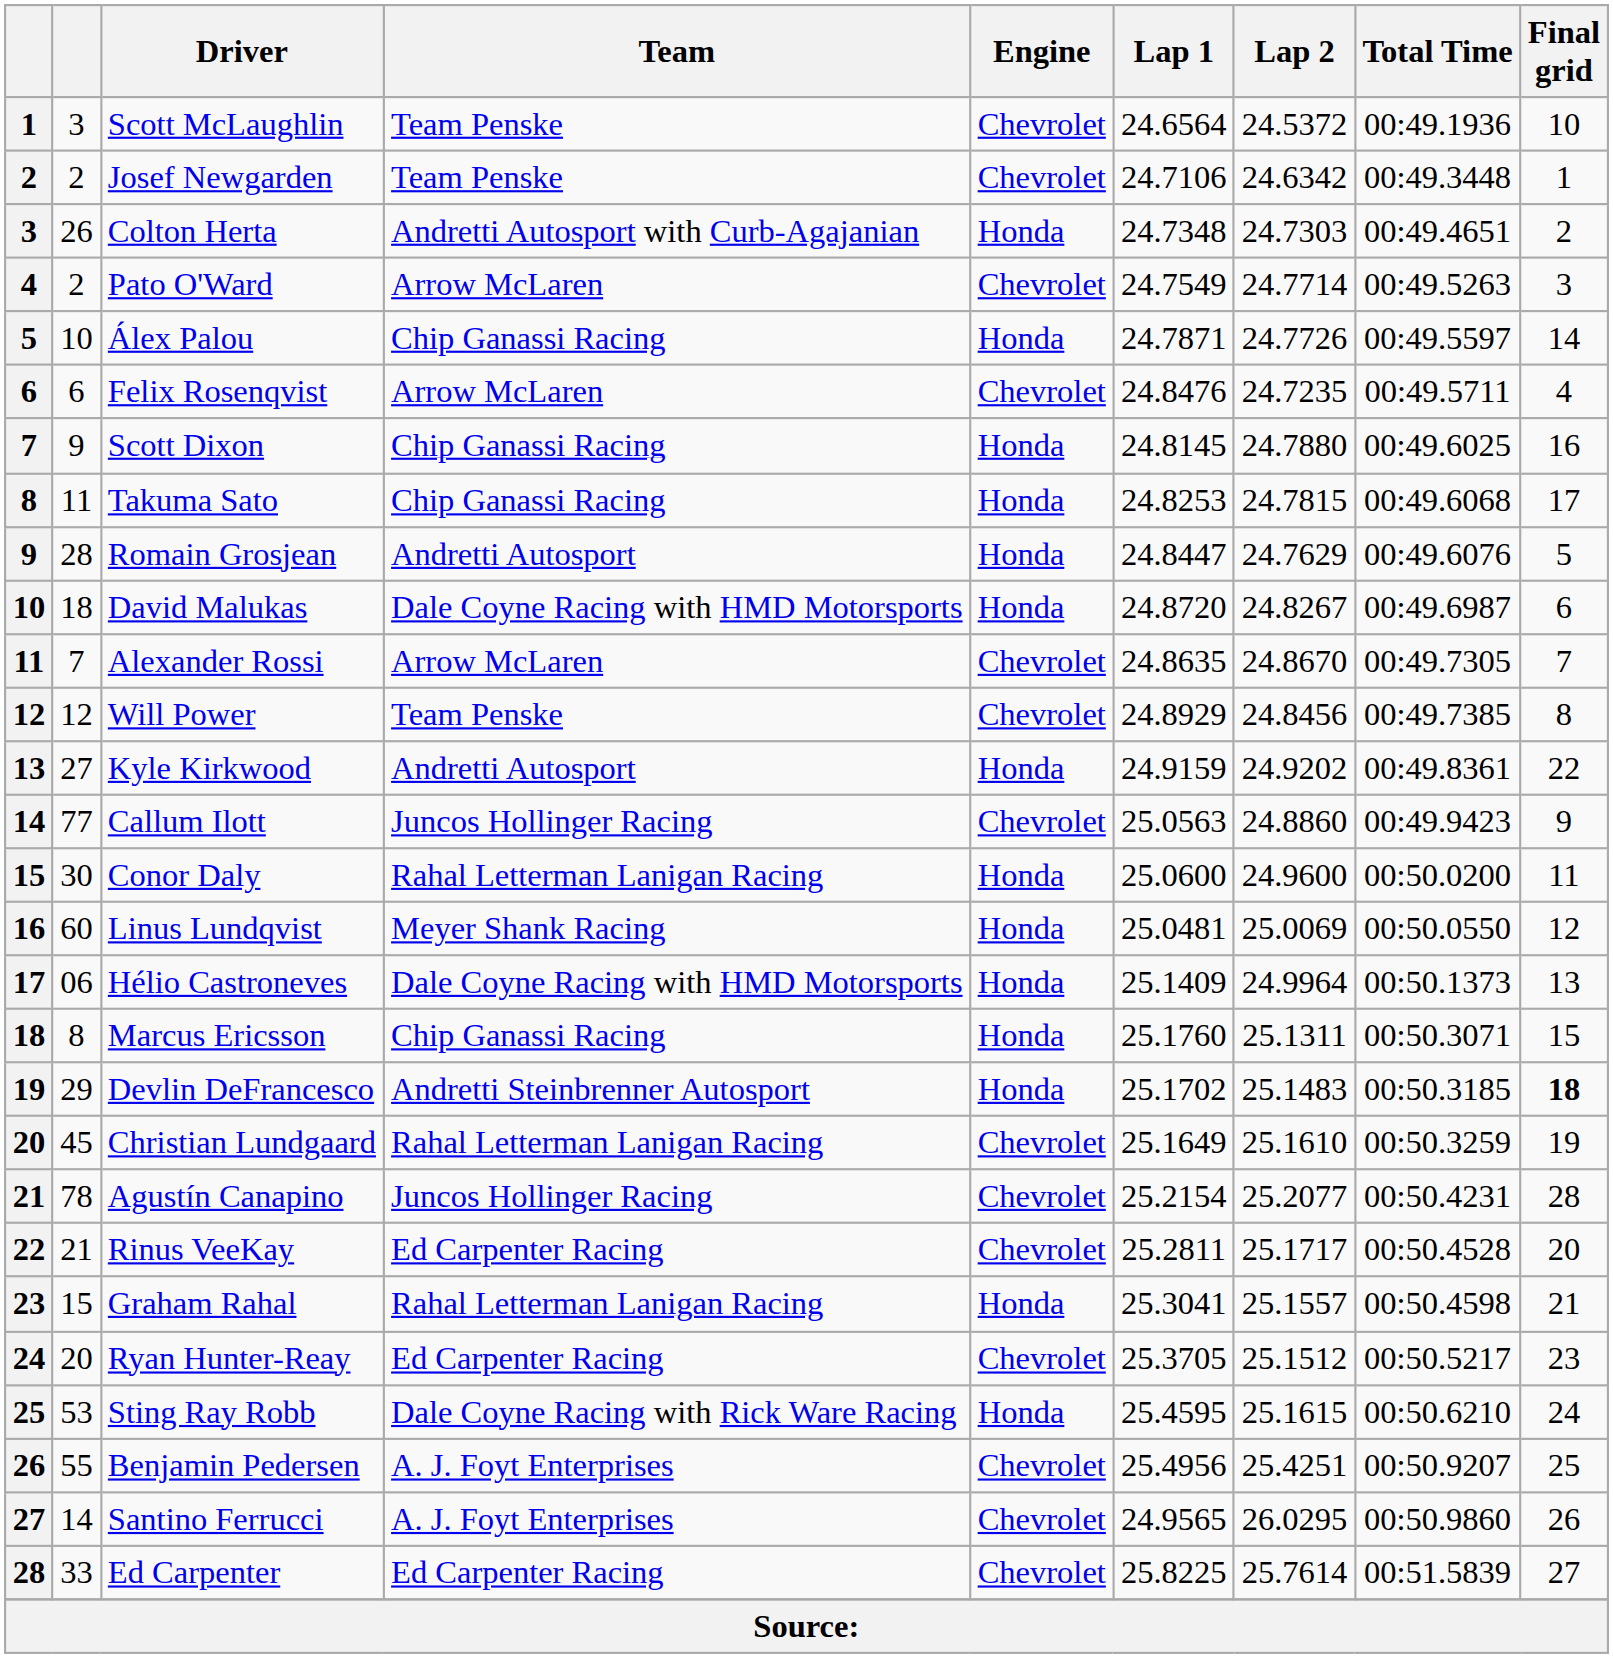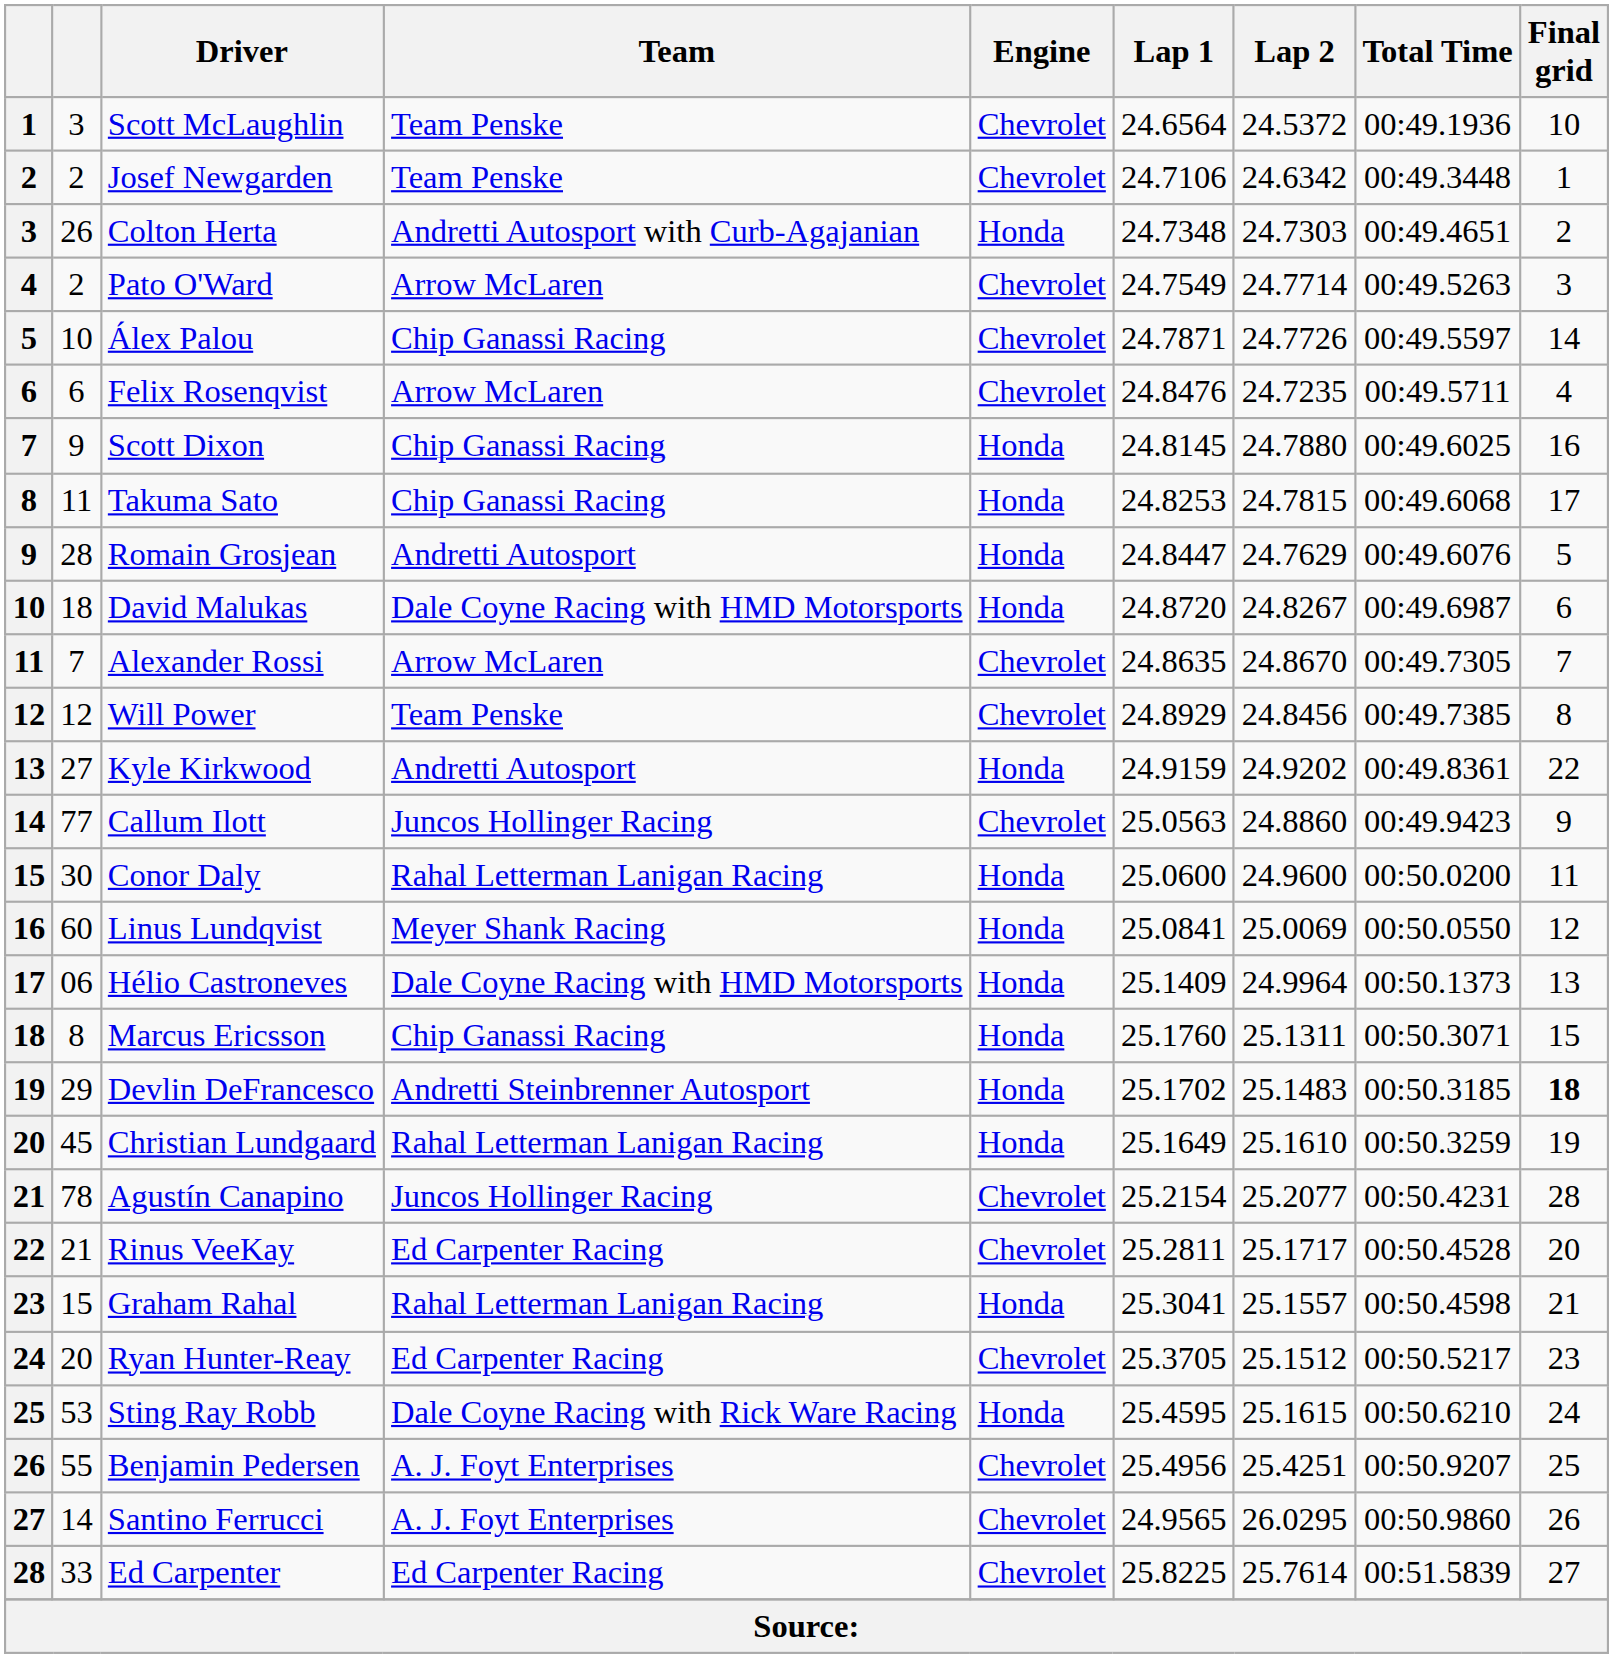(1021, 338) Honda -> (1042, 338) Chevrolet
(1174, 928) 25.0481 -> (1174, 928) 25.0841
(1042, 1142) Chevrolet -> (1021, 1142) Honda
